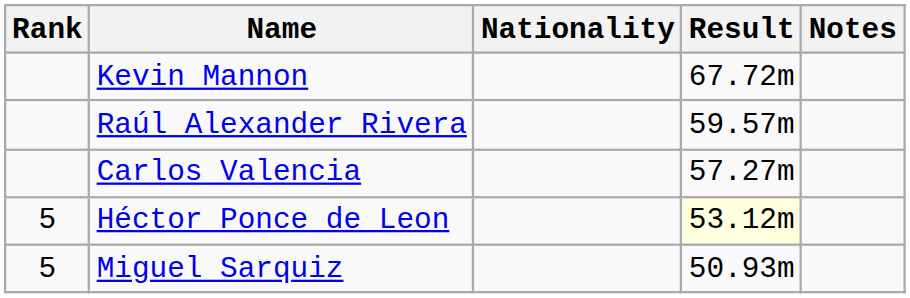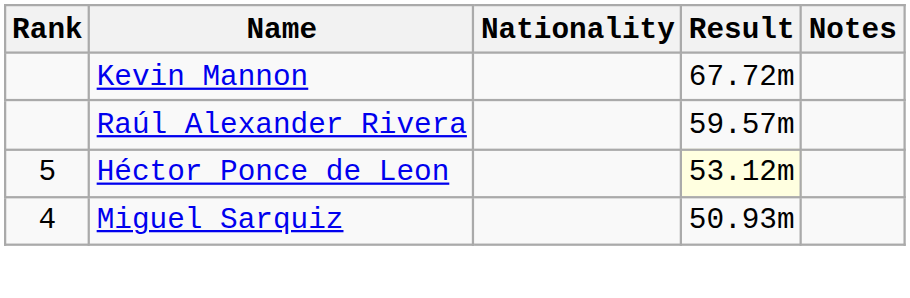- row: (229, 173)
(47, 268) 5 -> (47, 221) 4
